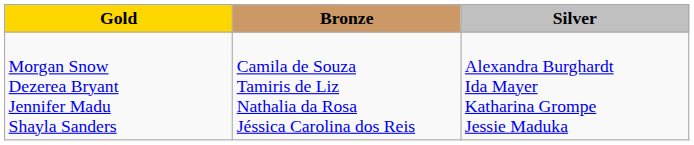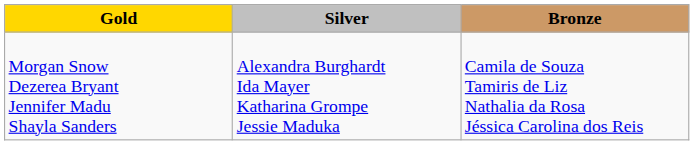columns swapped: (575, 18) <-> (347, 18)
